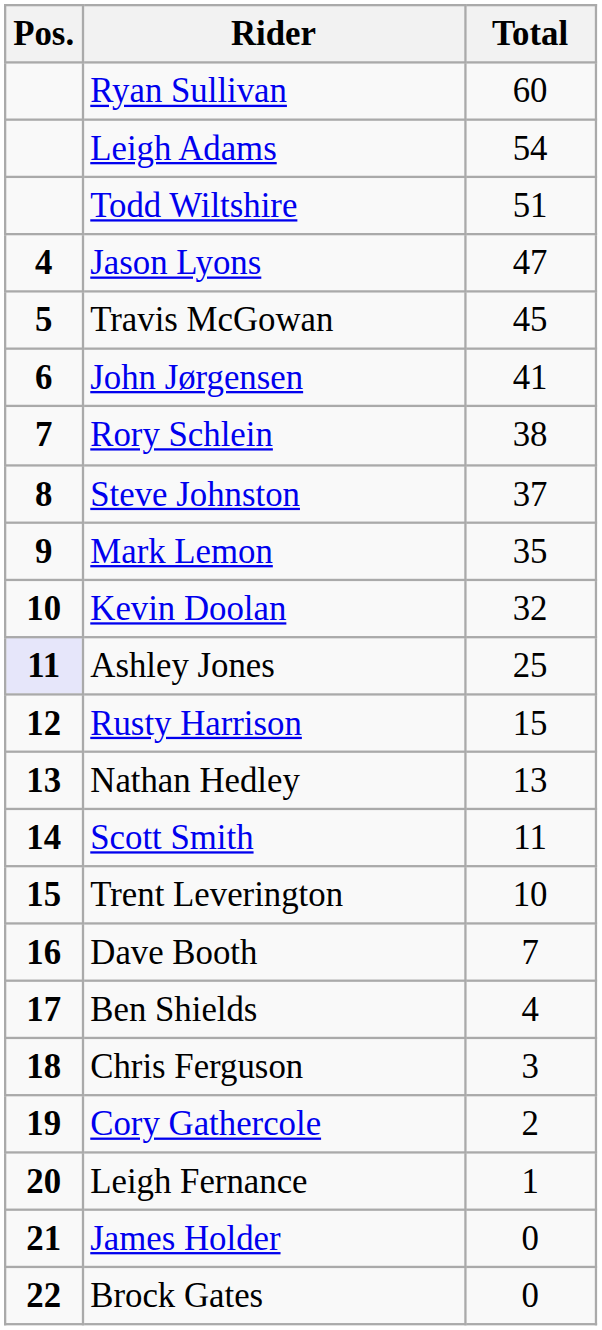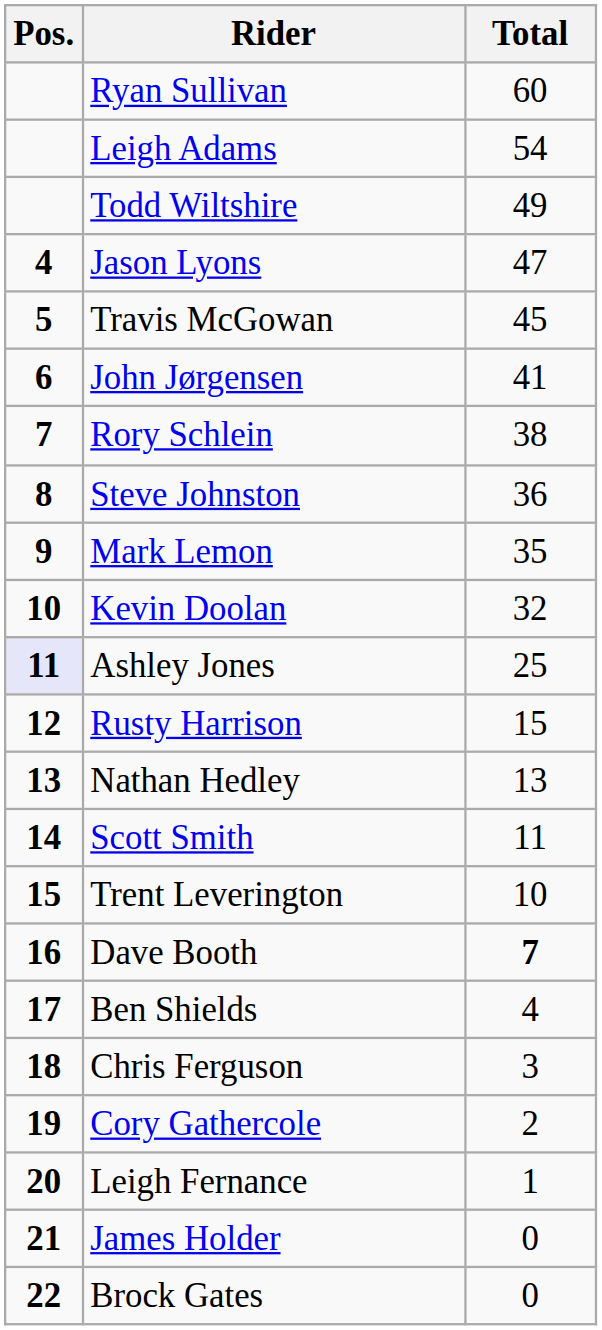(530, 205) 51 -> (530, 205) 49
(530, 492) 37 -> (530, 492) 36
(530, 951) normal -> (530, 951) bold
